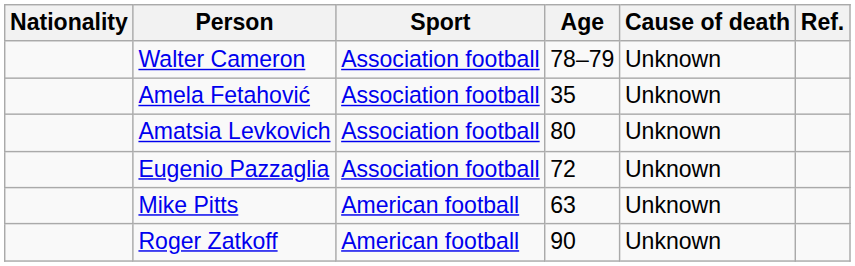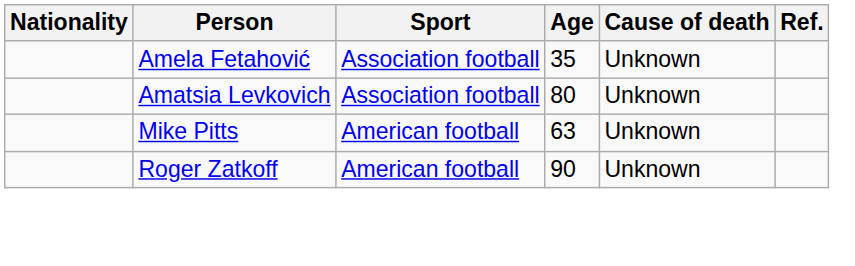- row: (222, 59)
- row: (234, 168)
